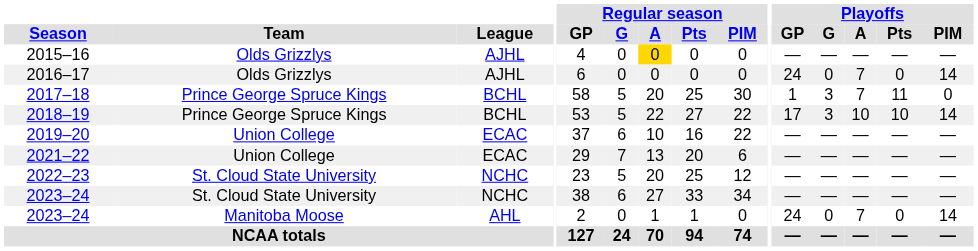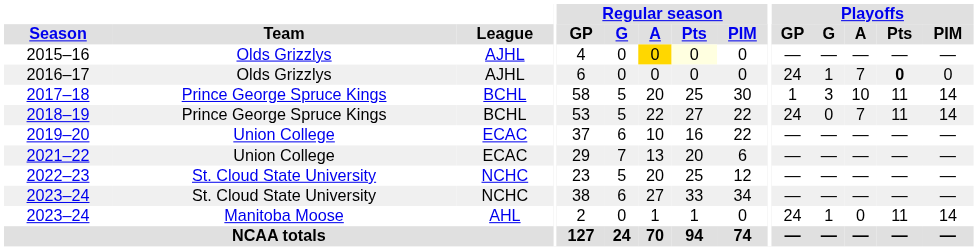(694, 54) no background -> (694, 54) lightyellow background
(829, 74) 0 -> (829, 74) 1
(900, 74) normal -> (900, 74) bold
(948, 74) 14 -> (948, 74) 0
(860, 94) 7 -> (860, 94) 10
(948, 94) 0 -> (948, 94) 14
(793, 115) 17 -> (793, 115) 24
(829, 115) 3 -> (829, 115) 0
(860, 115) 10 -> (860, 115) 7
(900, 115) 10 -> (900, 115) 11
(829, 216) 0 -> (829, 216) 1
(860, 216) 7 -> (860, 216) 0
(900, 216) 0 -> (900, 216) 11
